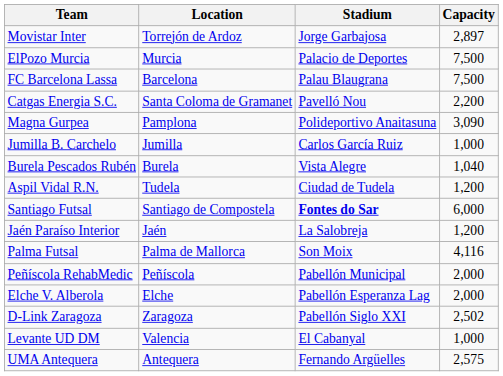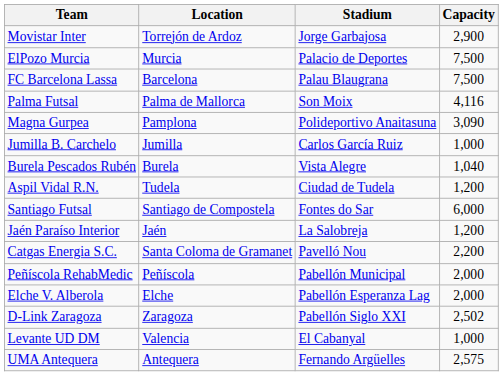(469, 36) 2,897 -> (469, 36) 2,900
rows swapped: (62, 101) <-> (43, 252)
(338, 209) bold -> (336, 209) normal
